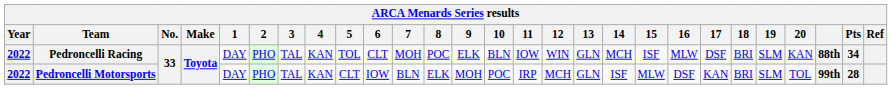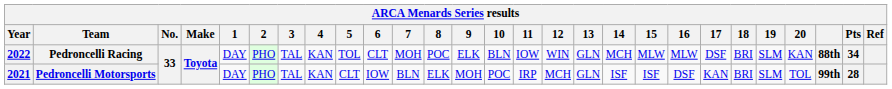(651, 54) ISF -> (651, 54) MLW
(19, 74) 2022 -> (19, 74) 2021
(651, 74) MLW -> (651, 74) ISF
